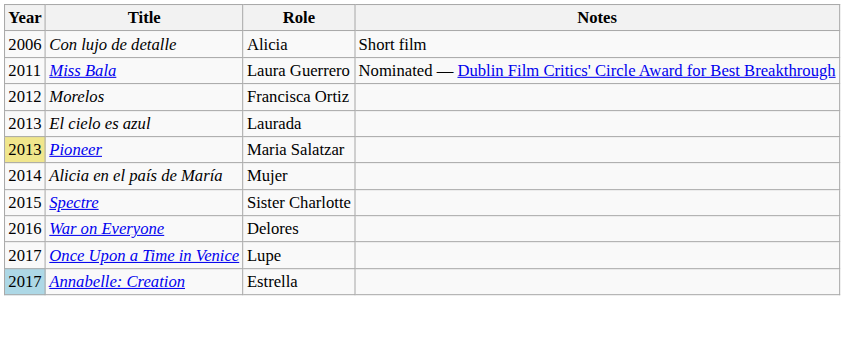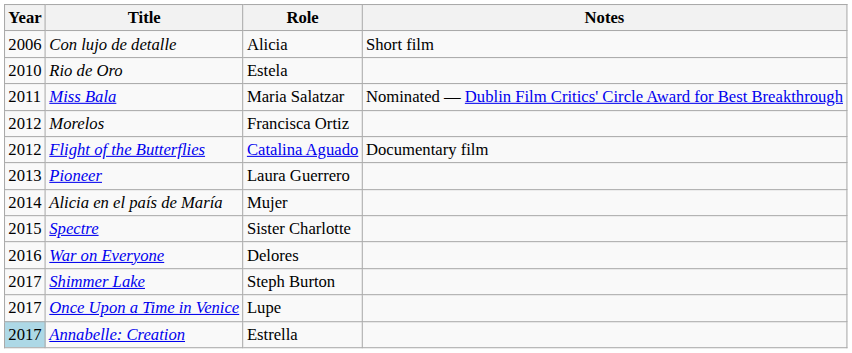+ row: (86, 70)
(298, 70) Laura Guerrero -> (296, 96) Maria Salatzar
+ row: (127, 149)
- row: (100, 123)
(25, 149) khaki background -> (25, 176) no background
(296, 149) Maria Salatzar -> (298, 176) Laura Guerrero
+ row: (97, 281)
